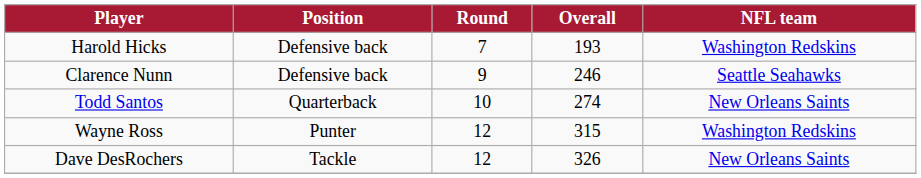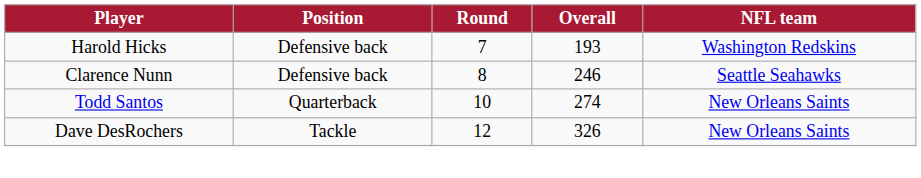(482, 74) 9 -> (482, 74) 8
- row: (119, 131)
